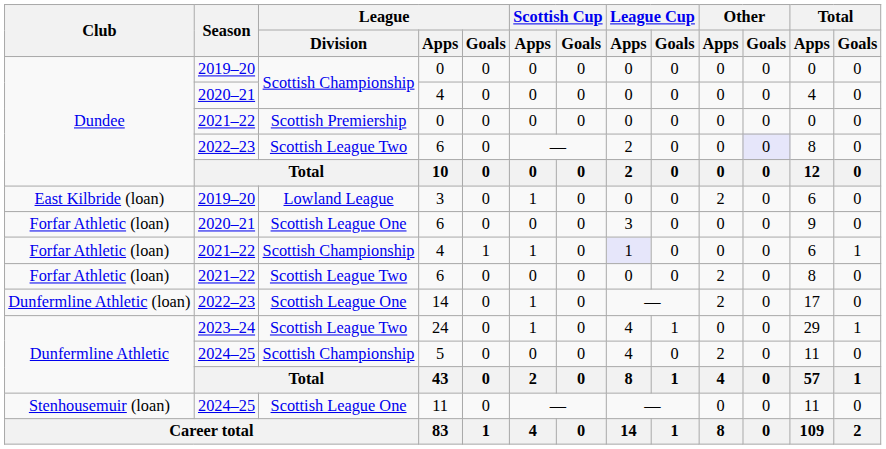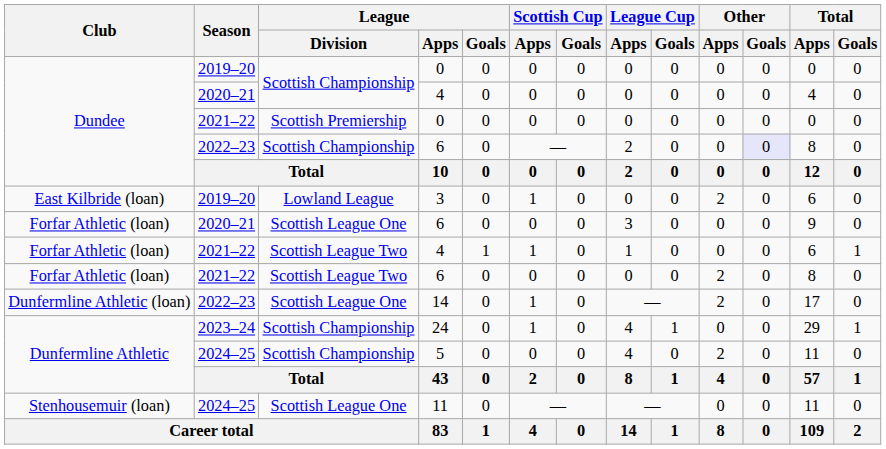(339, 146) Scottish League Two -> (339, 146) Scottish Championship
(339, 250) Scottish Championship -> (339, 250) Scottish League Two
(629, 250) lavender background -> (629, 250) no background
(339, 328) Scottish League Two -> (339, 328) Scottish Championship
